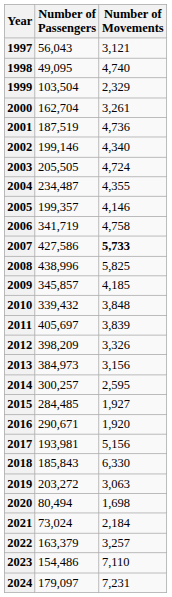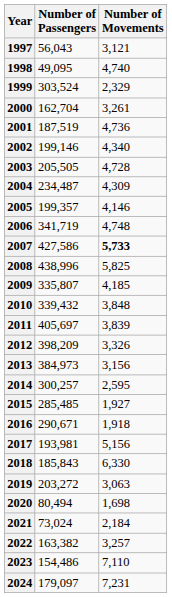(58, 87) 103,504 -> (58, 87) 303,524
(116, 166) 4,724 -> (116, 166) 4,728
(116, 186) 4,355 -> (116, 186) 4,309
(116, 226) 4,758 -> (116, 226) 4,748
(58, 285) 345,857 -> (58, 285) 335,807
(58, 404) 284,485 -> (58, 404) 285,485
(116, 424) 1,920 -> (116, 424) 1,918
(58, 543) 163,379 -> (58, 543) 163,382
